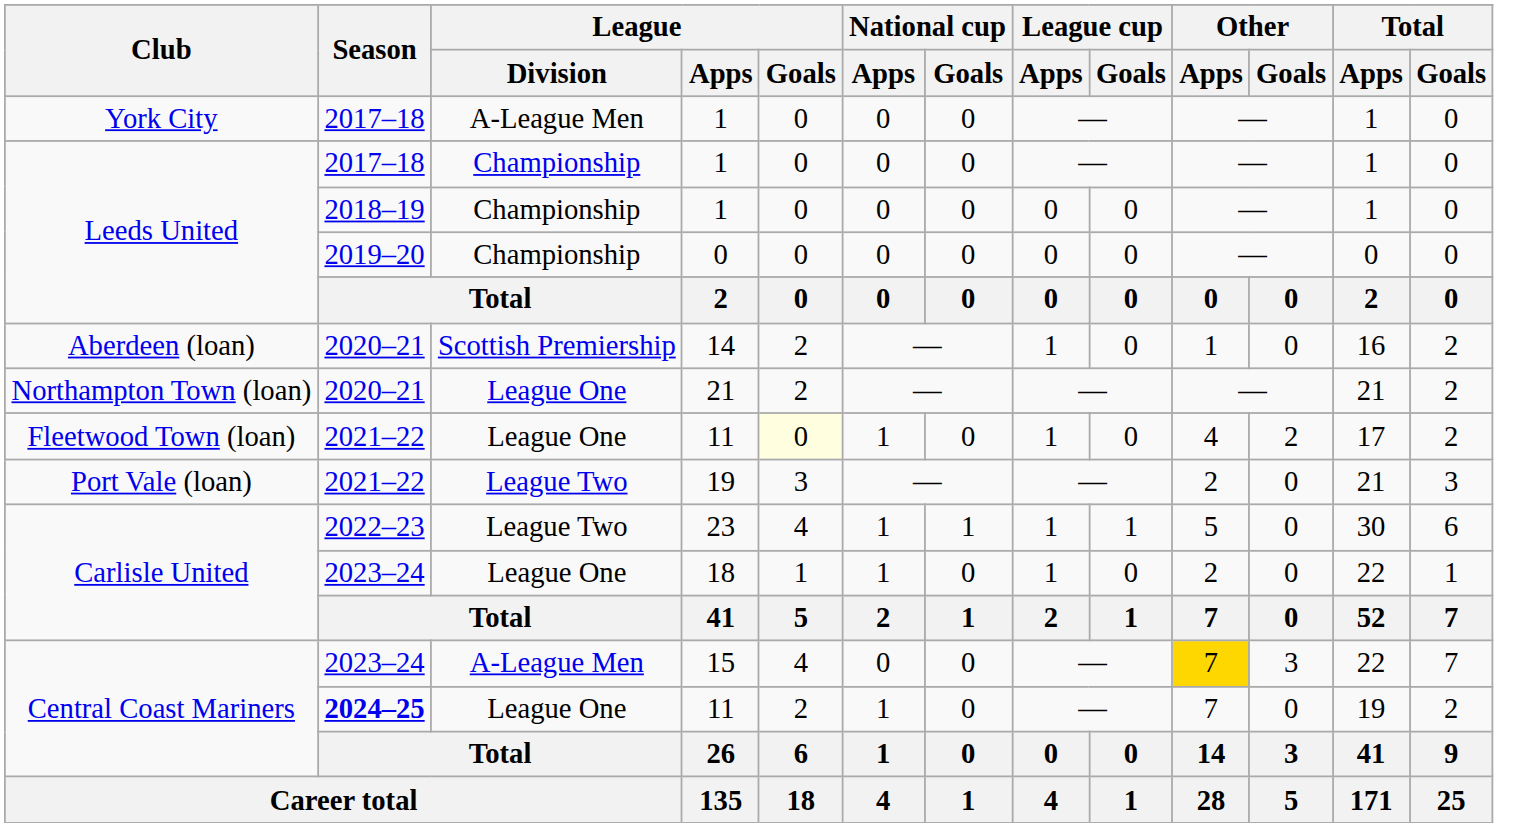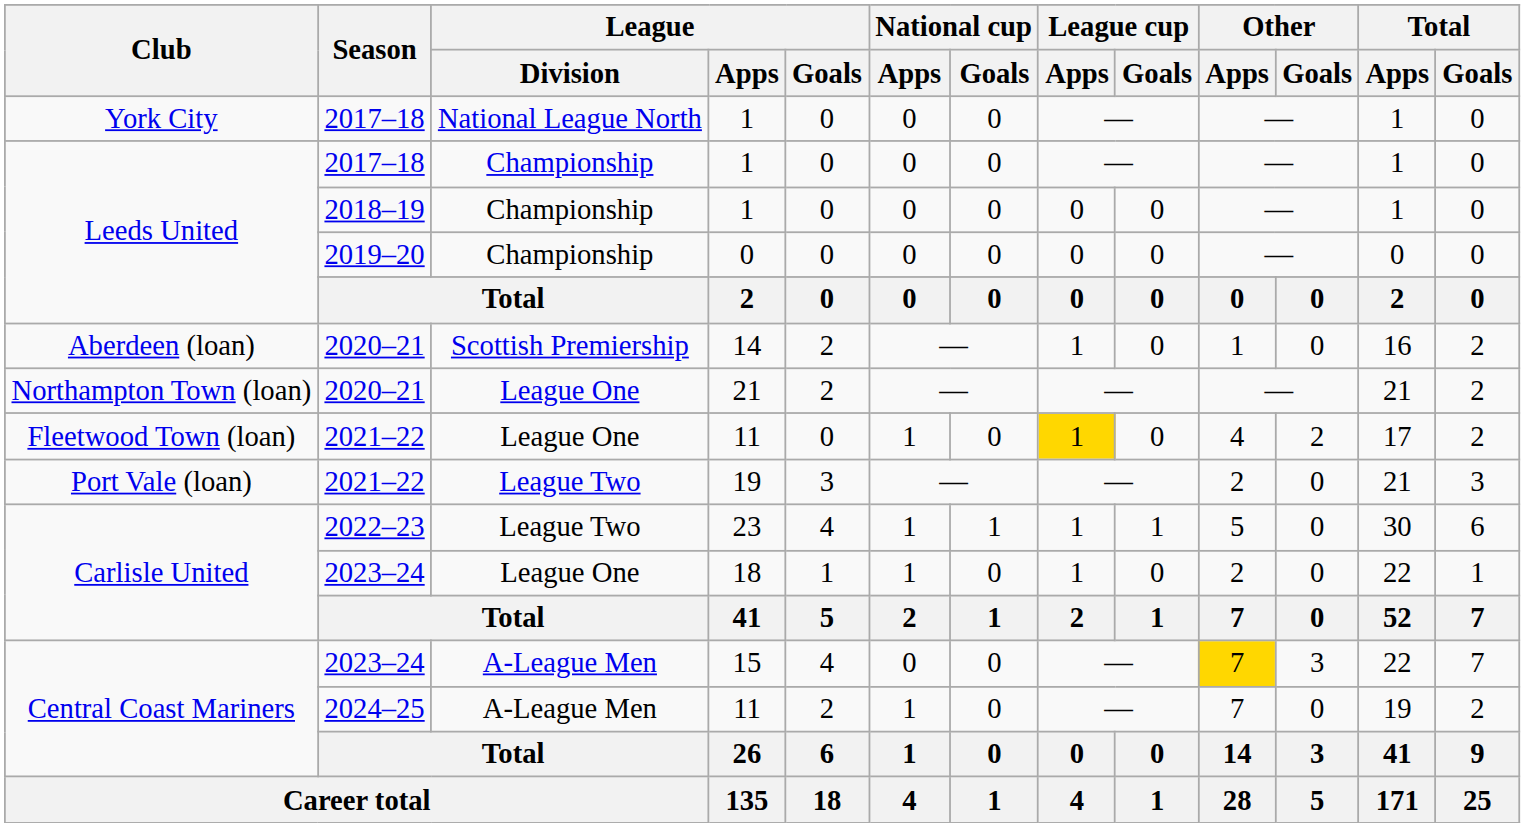(557, 118) A-League Men -> (570, 118) National League North
(801, 436) lightyellow background -> (827, 436) no background
(1051, 436) no background -> (1077, 436) gold background
(375, 708) bold -> (375, 708) normal
(557, 708) League One -> (570, 708) A-League Men
